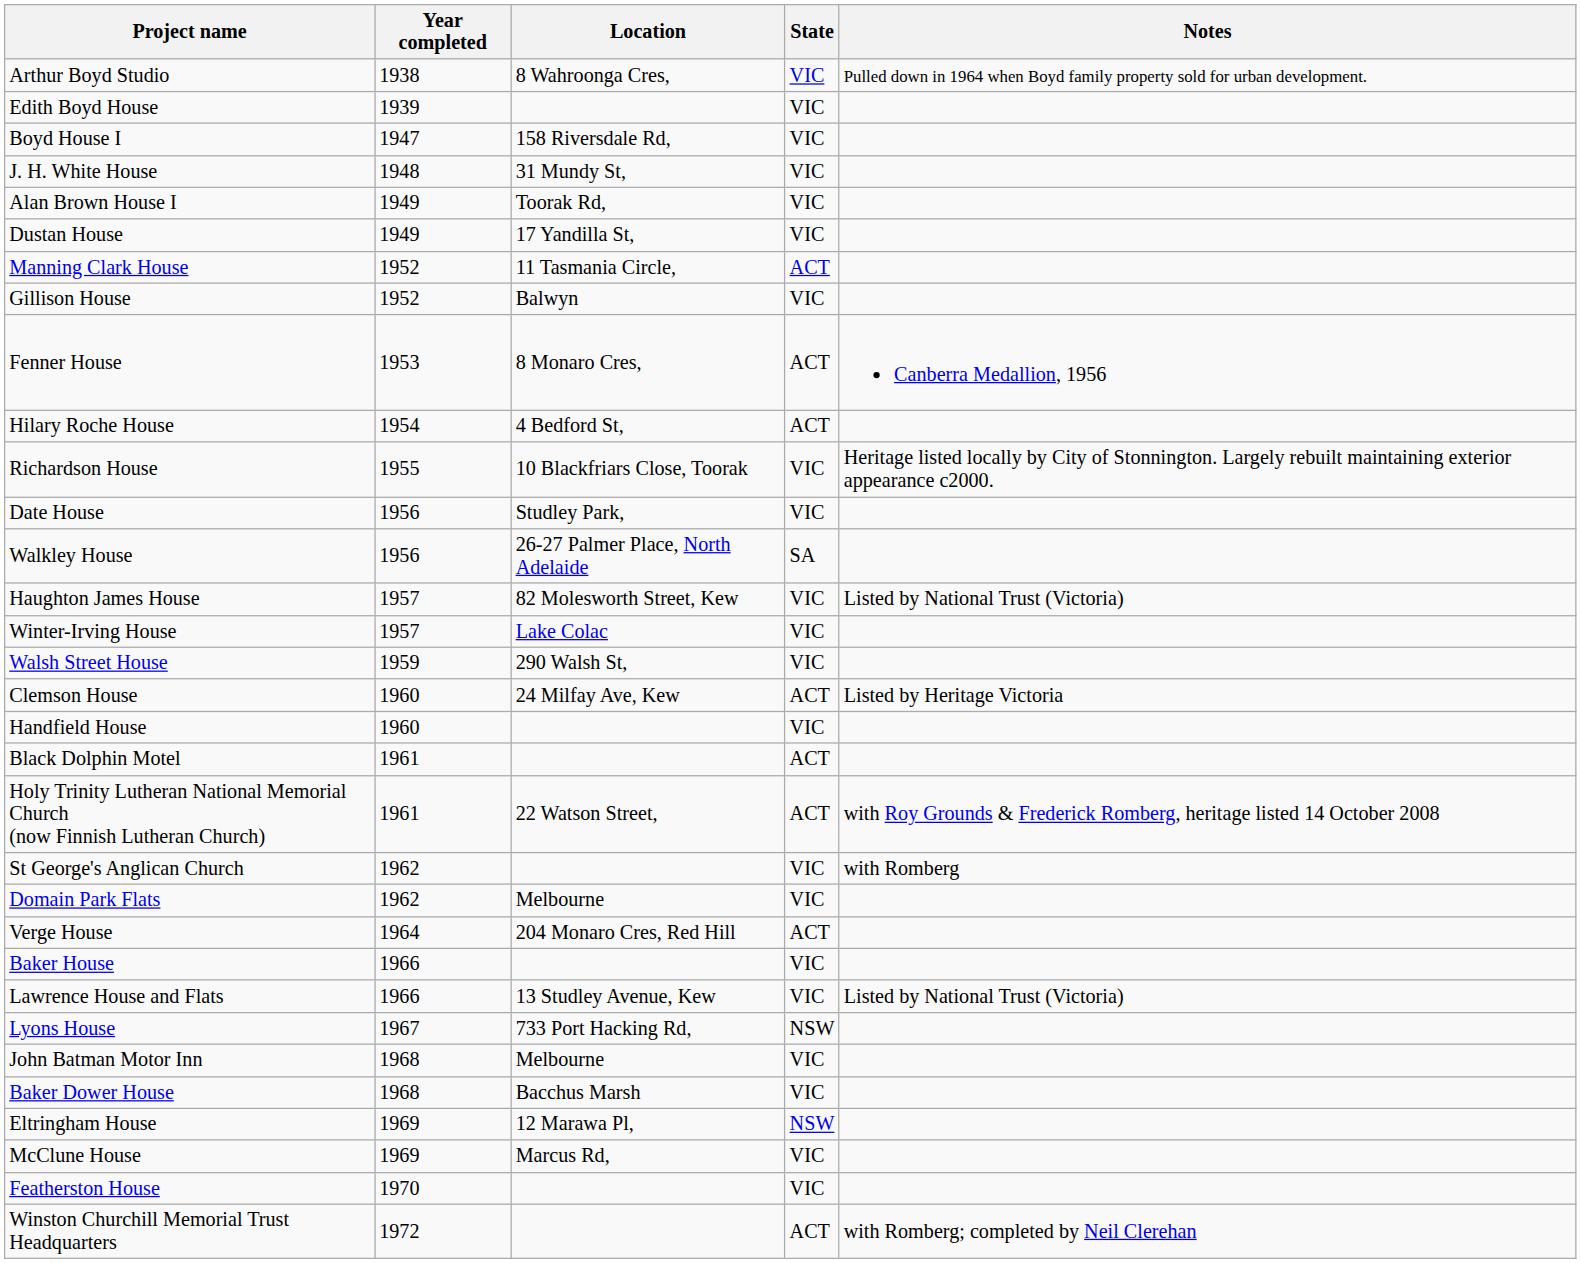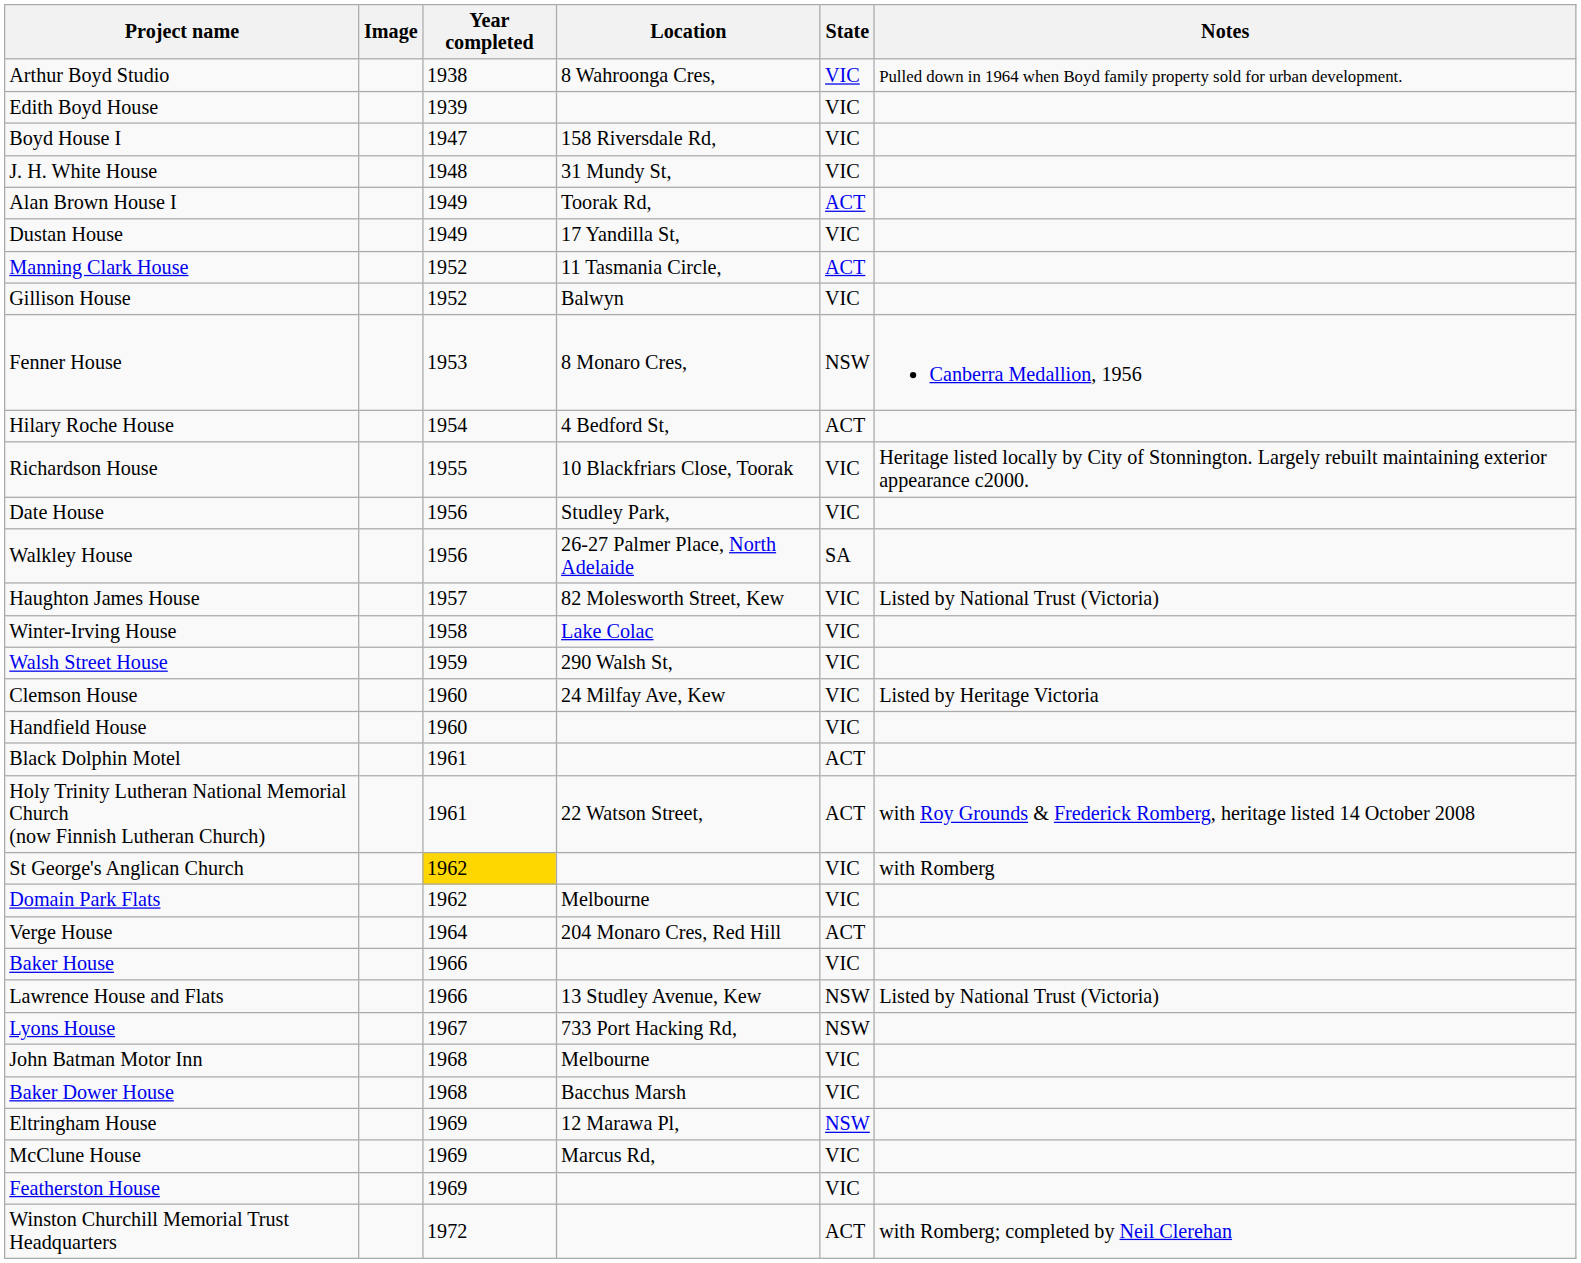+ column: (391, 31)
(807, 203) VIC -> (845, 203) ACT
(810, 362) ACT -> (847, 362) NSW
(399, 631) 1957 -> (447, 631) 1958
(810, 695) ACT -> (842, 695) VIC
(399, 868) no background -> (447, 868) gold background
(807, 996) VIC -> (847, 996) NSW
(399, 1188) 1970 -> (447, 1188) 1969
